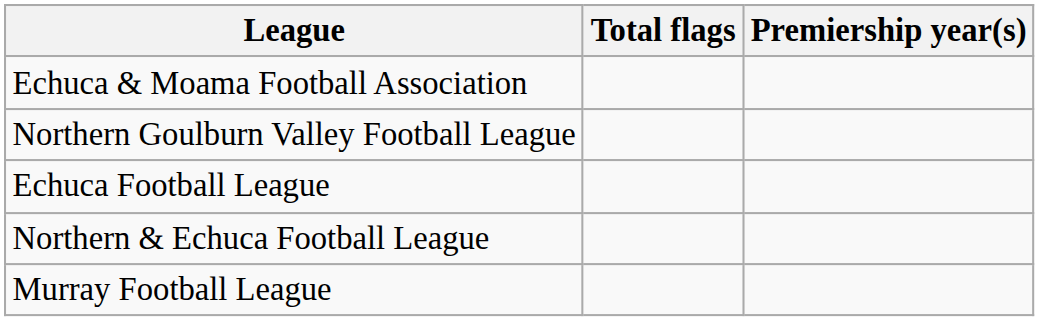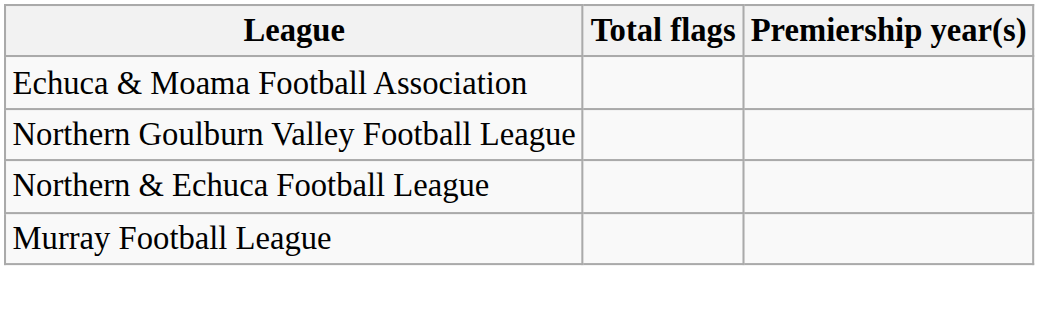- row: (171, 185)
